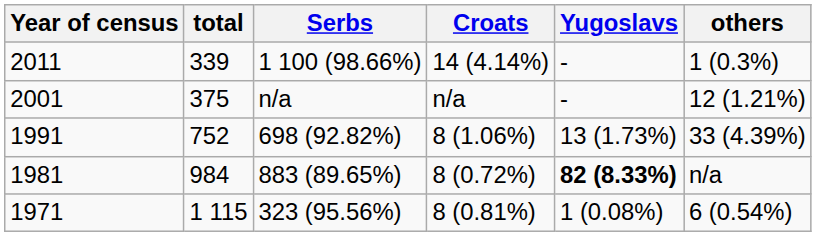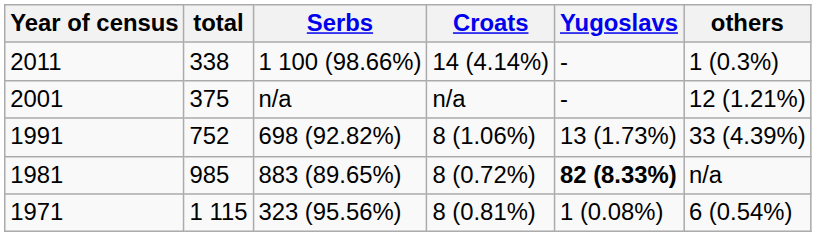(209, 61) 339 -> (209, 61) 338
(209, 174) 984 -> (209, 174) 985
